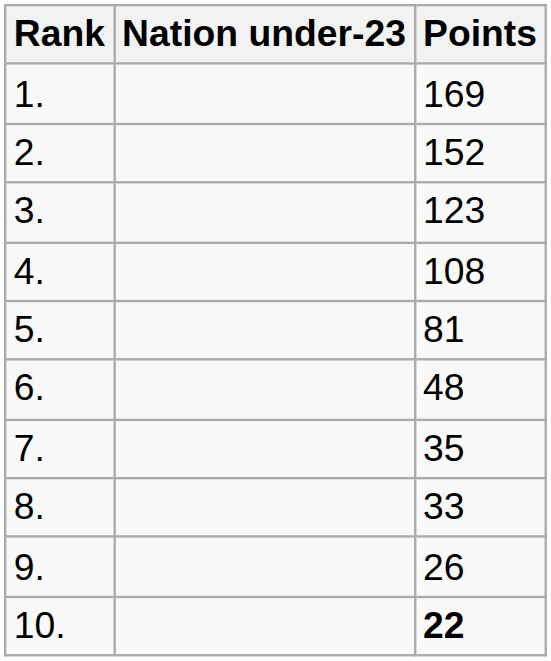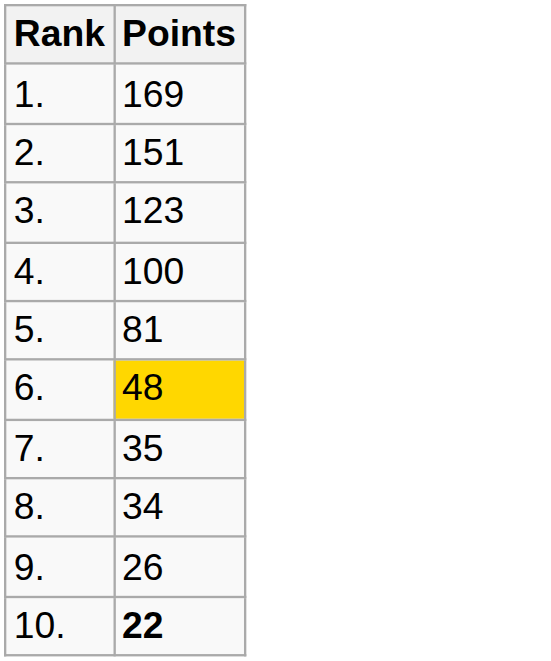- column: (264, 34)
(454, 152) 152 -> (153, 152) 151
(454, 270) 108 -> (153, 270) 100
(444, 388) no background -> (143, 388) gold background
(444, 507) 33 -> (143, 507) 34
